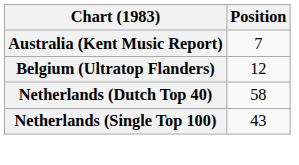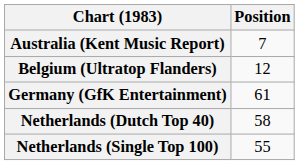+ row: (118, 95)
(258, 120) 43 -> (262, 146) 55
